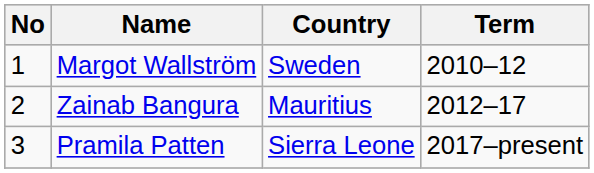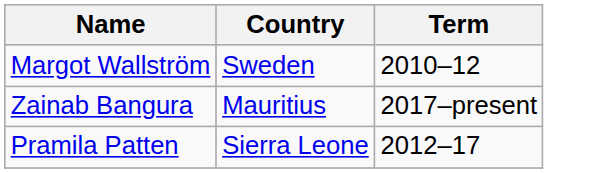- column: (28, 24)
(476, 106) 2012–17 -> (459, 106) 2017–present
(505, 146) 2017–present -> (430, 146) 2012–17
